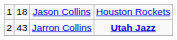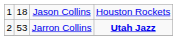(22, 27) 43 -> (22, 27) 53
